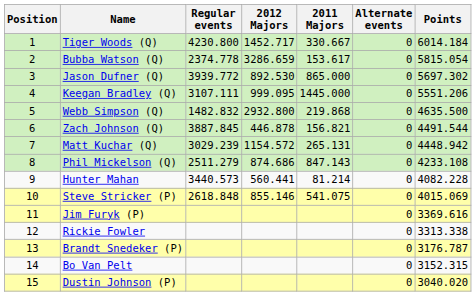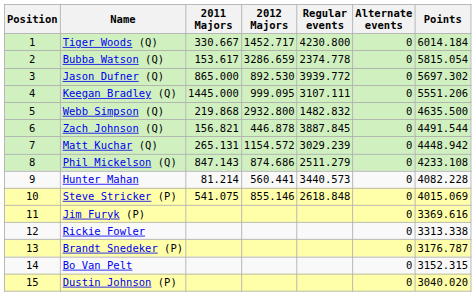columns swapped: (325, 19) <-> (213, 19)
